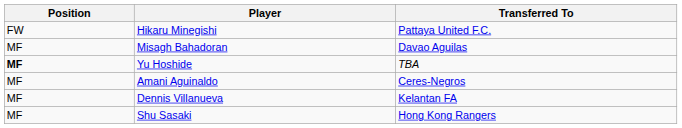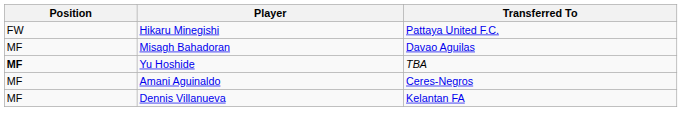- row: (164, 116)
